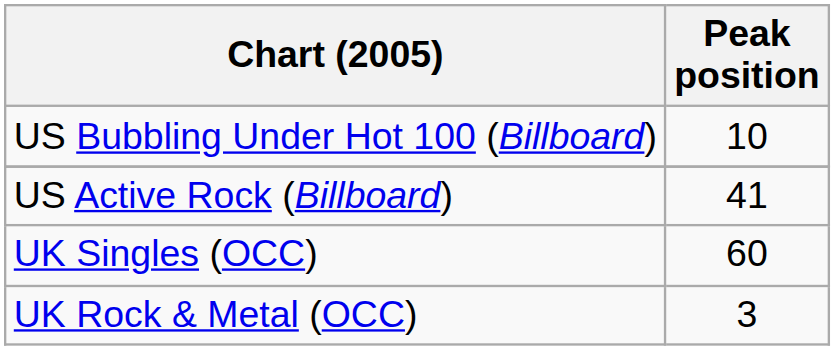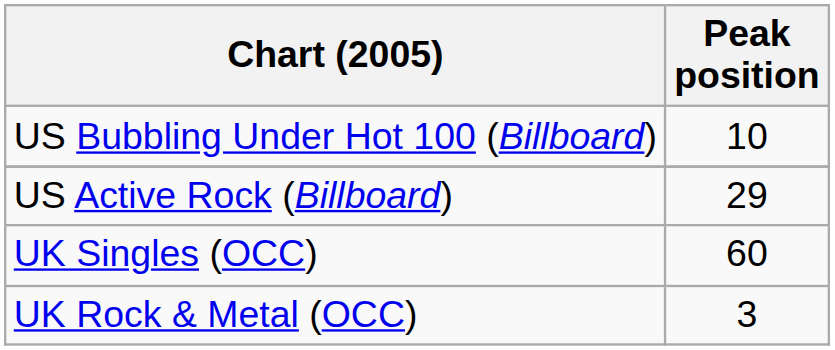(747, 195) 41 -> (747, 195) 29
